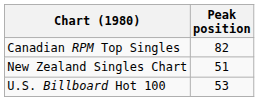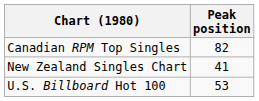(222, 67) 51 -> (222, 67) 41
